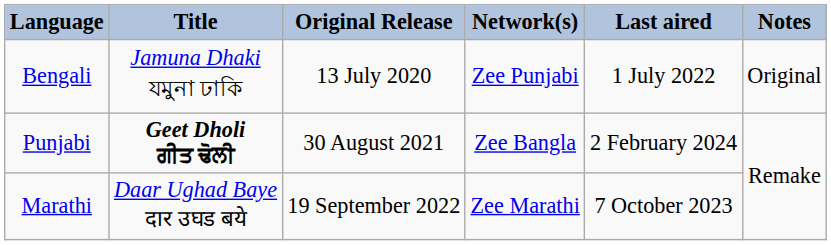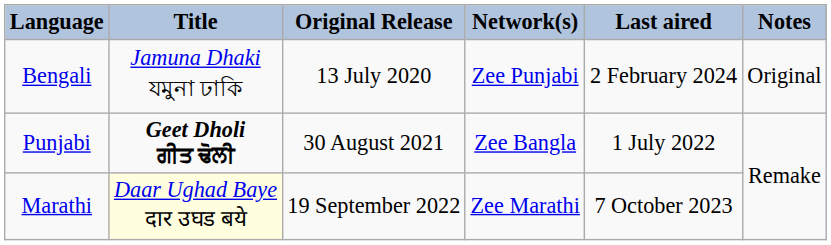(664, 76) 1 July 2022 -> (664, 76) 2 February 2024
(664, 142) 2 February 2024 -> (664, 142) 1 July 2022
(196, 205) no background -> (196, 205) lightyellow background
